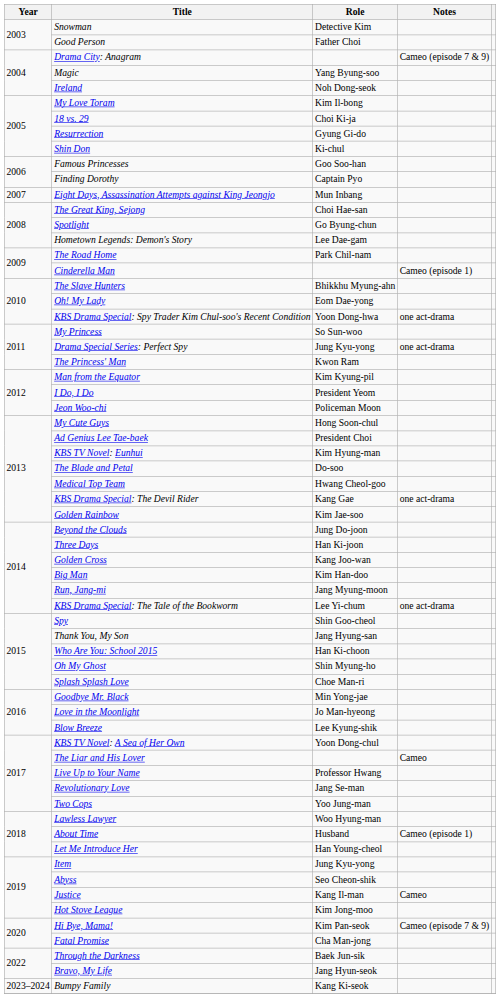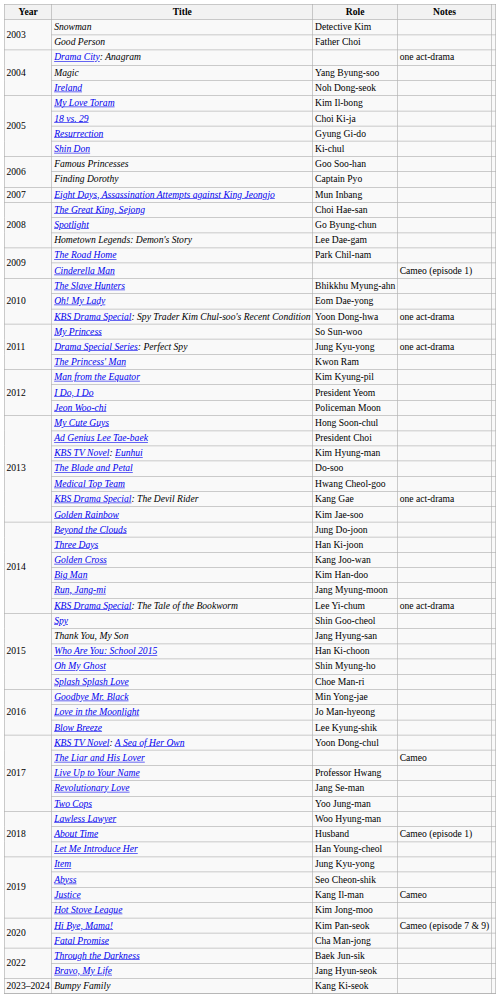(444, 57) Cameo (episode 7 & 9) -> (427, 57) one act-drama
